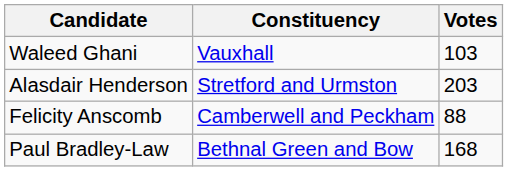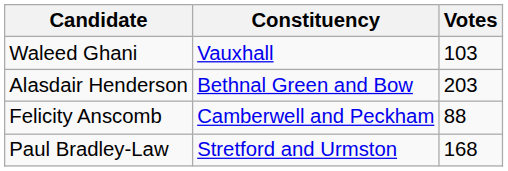(297, 85) Stretford and Urmston -> (305, 85) Bethnal Green and Bow
(305, 149) Bethnal Green and Bow -> (297, 149) Stretford and Urmston
